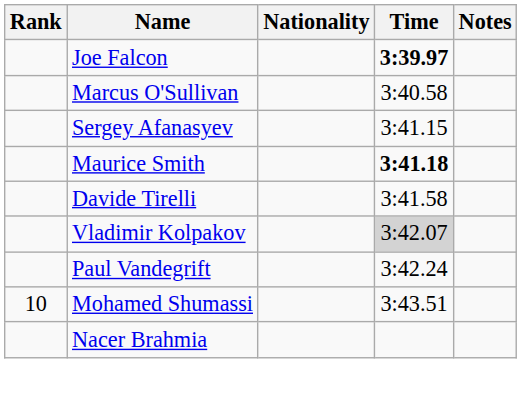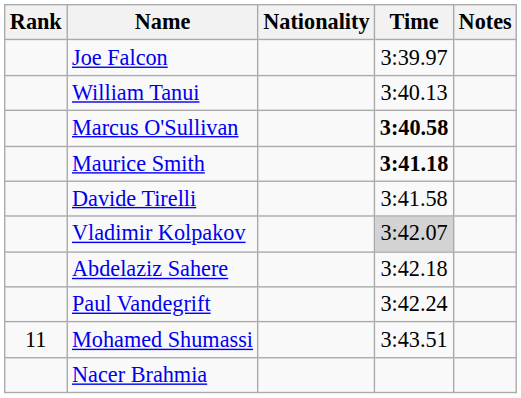(414, 57) bold -> (414, 57) normal
+ row: (136, 92)
(414, 92) normal -> (414, 127) bold
- row: (152, 127)
+ row: (150, 269)
(36, 304) 10 -> (36, 339) 11
